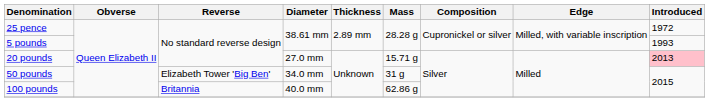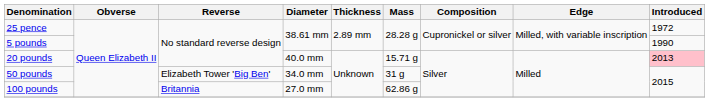(663, 43) 1993 -> (663, 43) 1990
(304, 58) 27.0 mm -> (304, 58) 40.0 mm
(304, 89) 40.0 mm -> (304, 89) 27.0 mm
